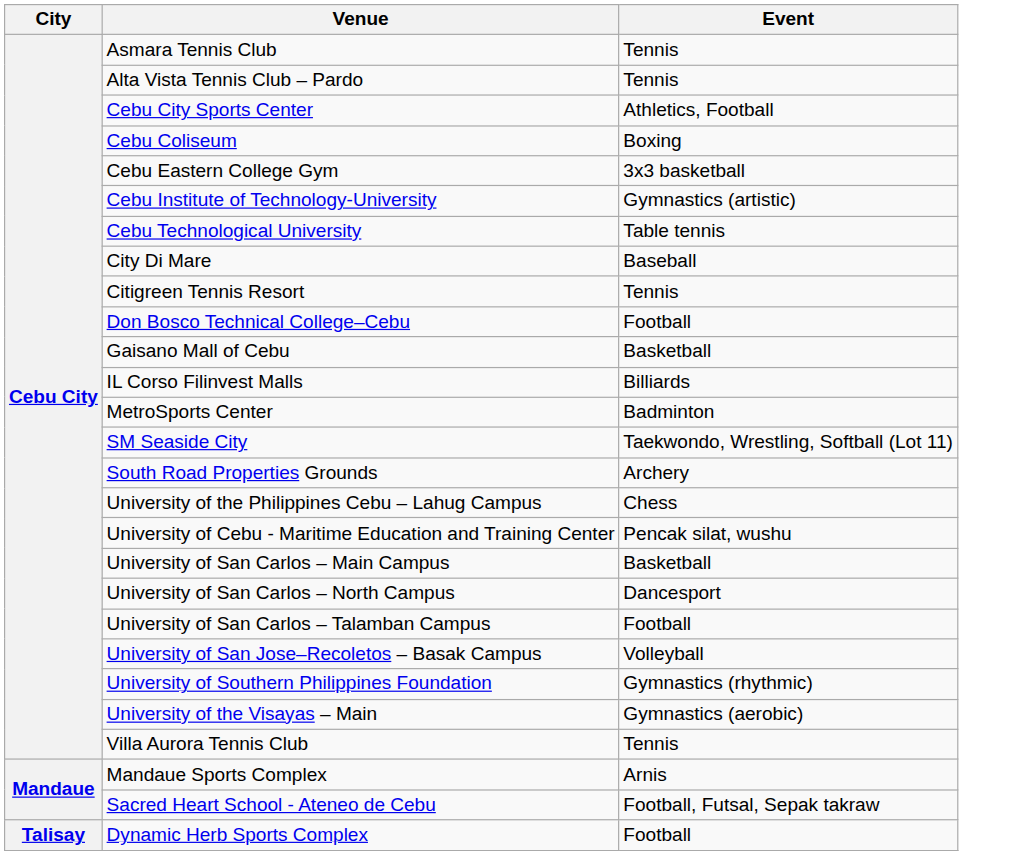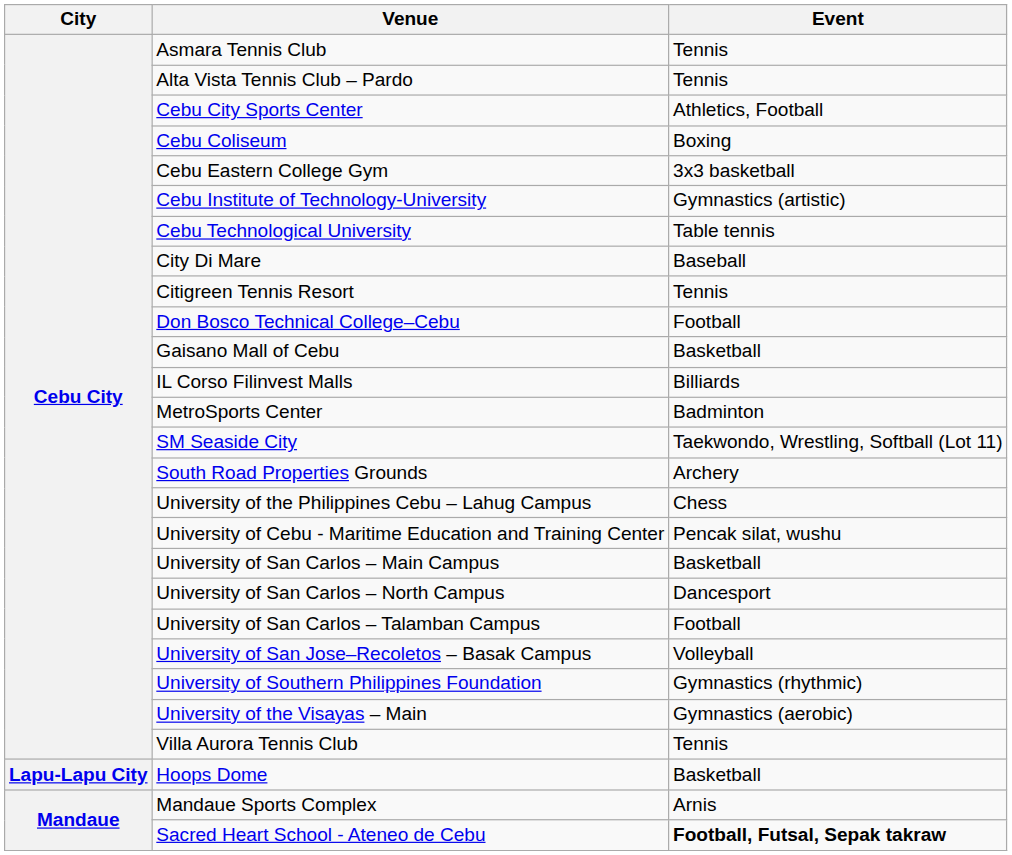+ row: (212, 774)
(751, 804) normal -> (810, 834) bold
- row: (237, 834)
